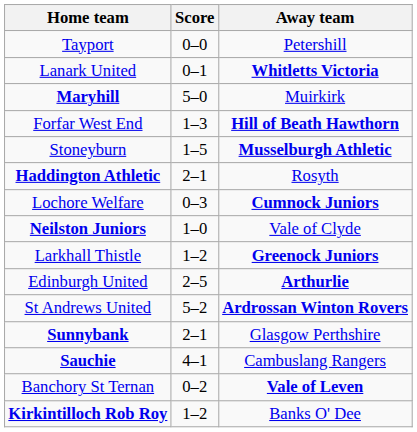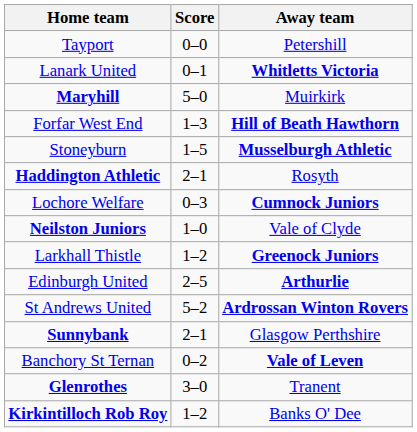- row: (88, 360)
+ row: (88, 387)
